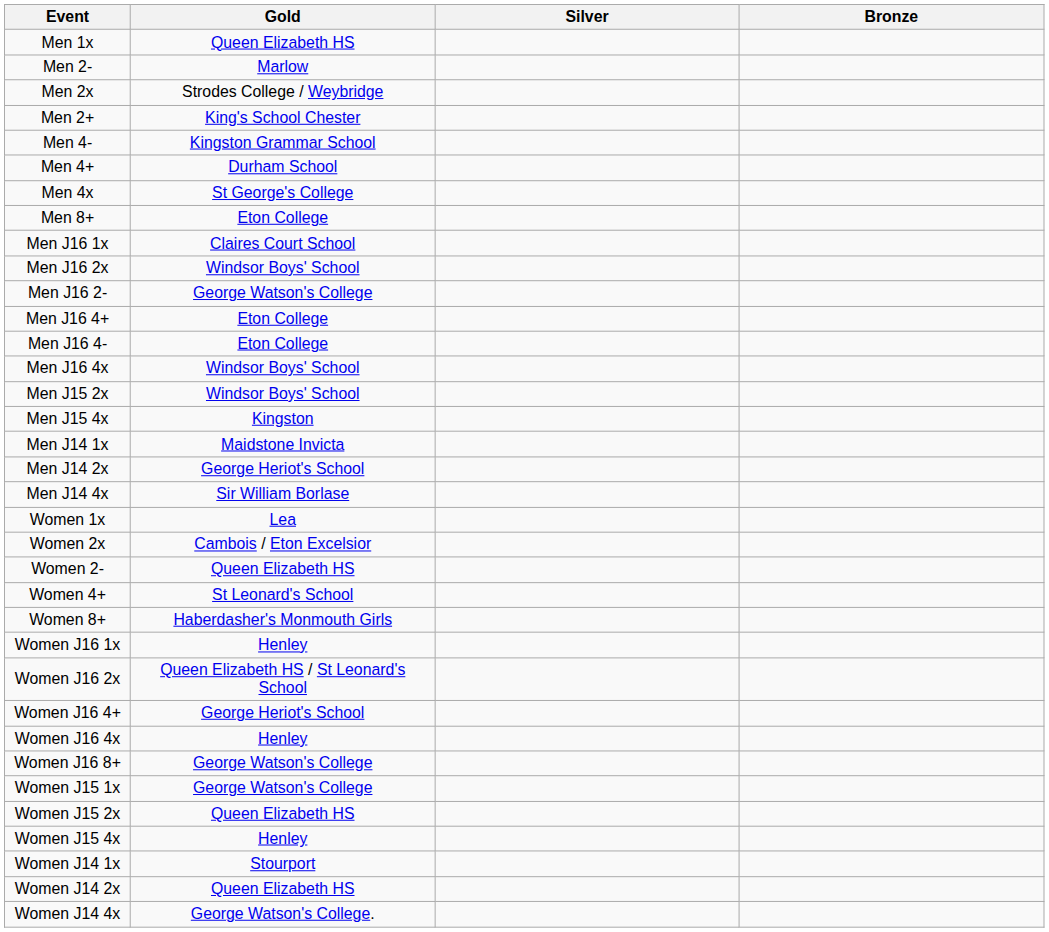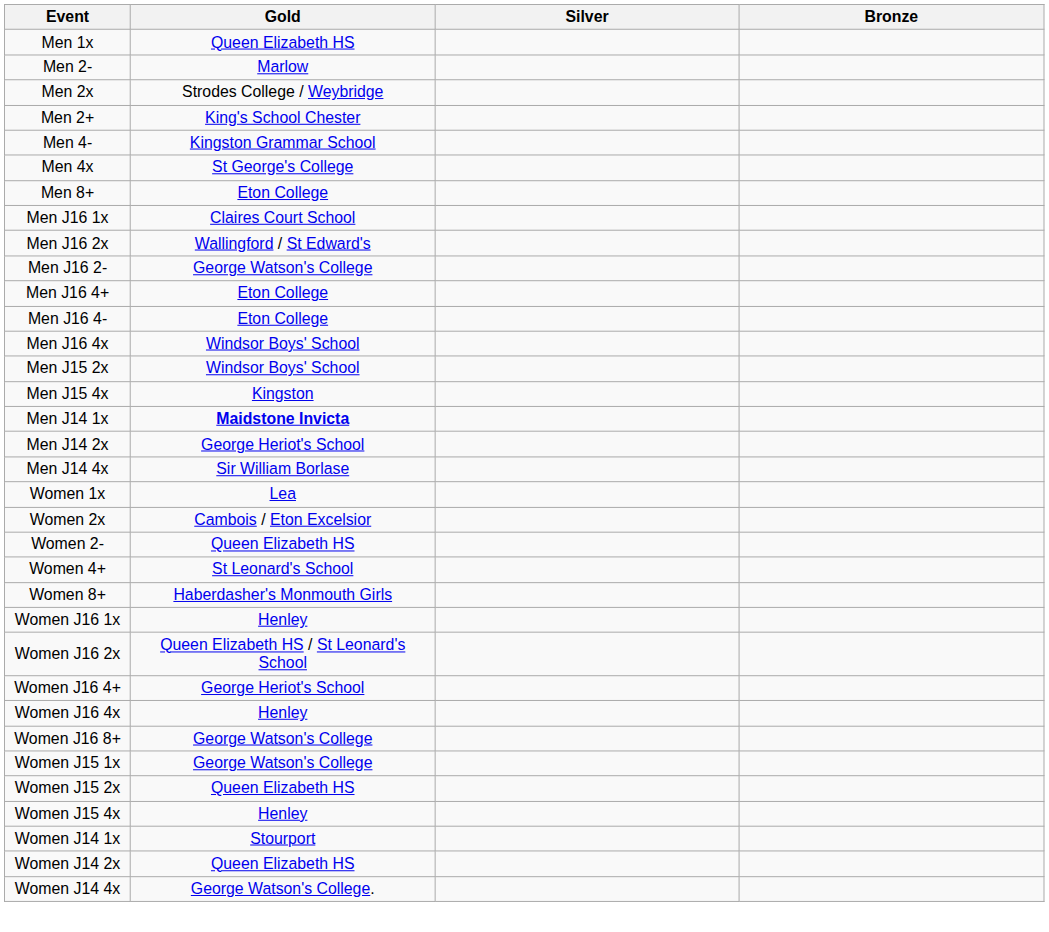- row: (68, 167)
(283, 268) Windsor Boys' School -> (283, 243) Wallingford / St Edward's
(283, 444) normal -> (283, 419) bold
